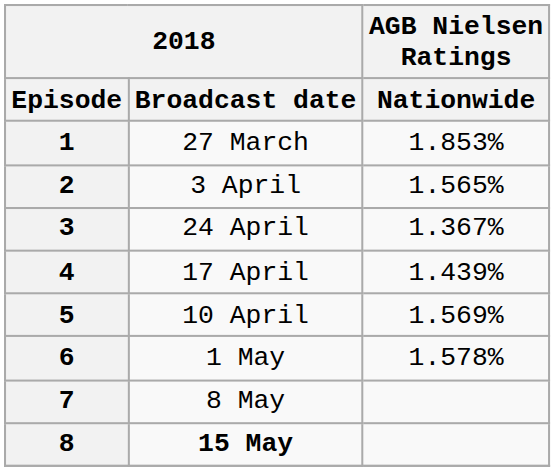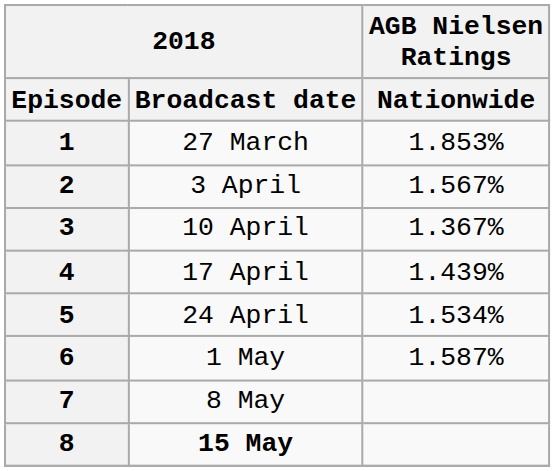(456, 186) 1.565% -> (456, 186) 1.567%
(246, 229) 24 April -> (246, 229) 10 April
(246, 315) 10 April -> (246, 315) 24 April
(456, 315) 1.569% -> (456, 315) 1.534%
(456, 358) 1.578% -> (456, 358) 1.587%
